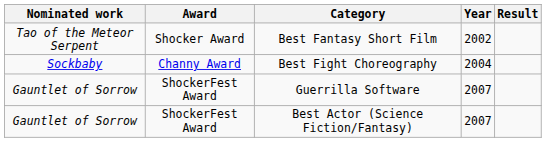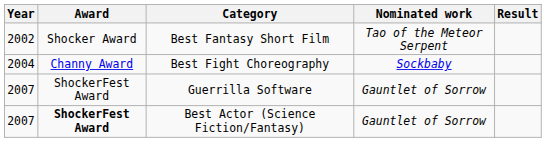columns swapped: (478, 14) <-> (75, 14)
(200, 121) normal -> (92, 121) bold
